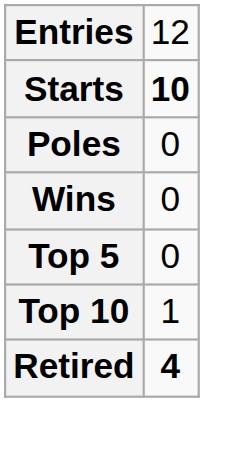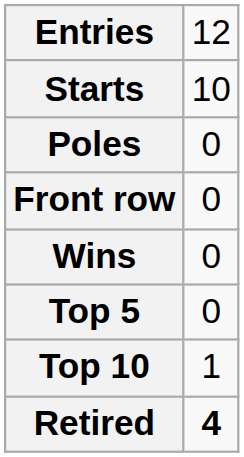(170, 88) bold -> (211, 88) normal
+ row: (94, 199)
